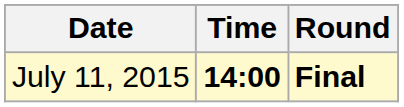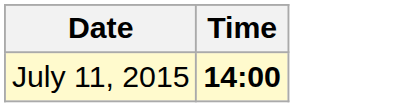- column: (343, 28)
